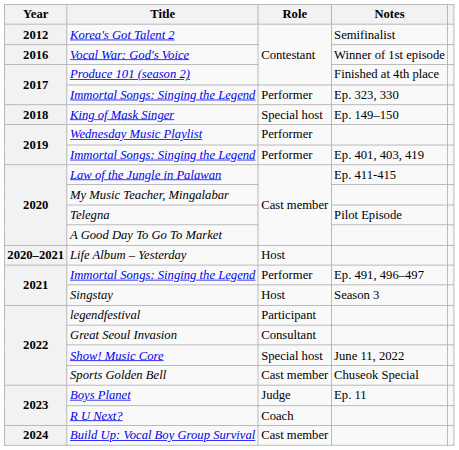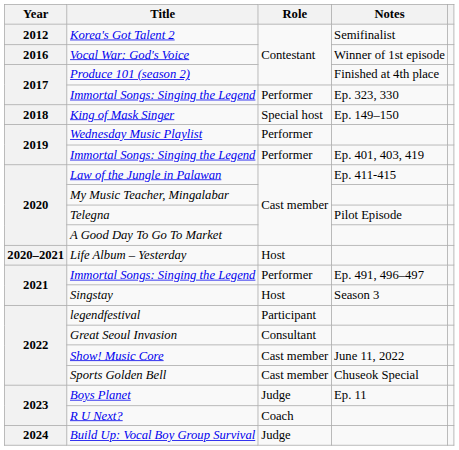(292, 355) Special host -> (295, 355) Cast member
(295, 435) Cast member -> (276, 435) Judge
